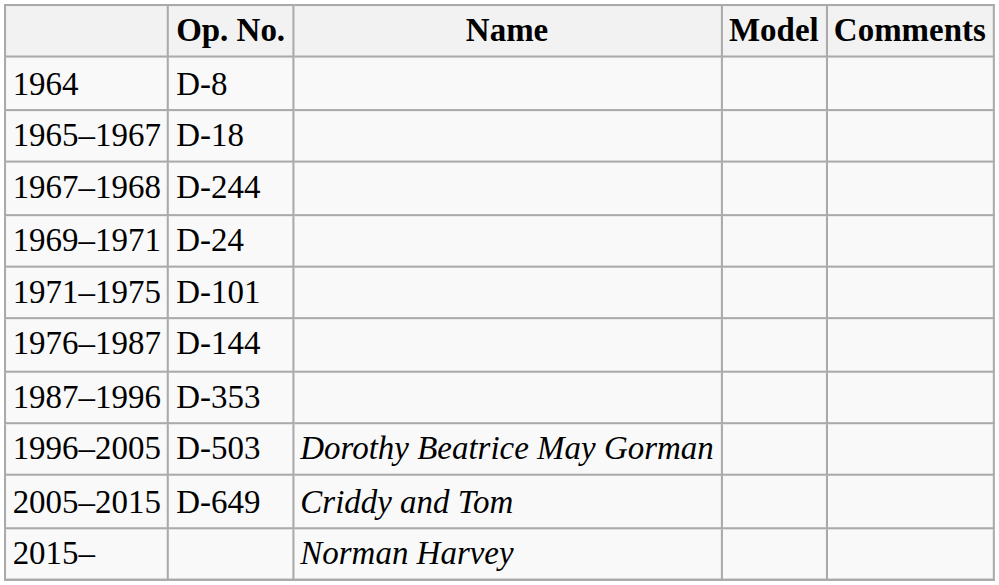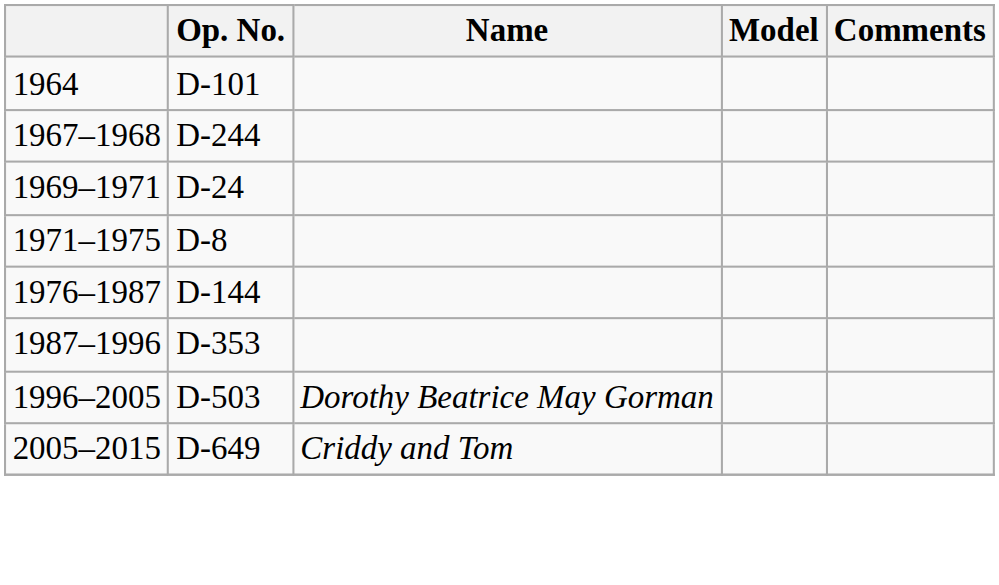(202, 82) D-8 -> (218, 82) D-101
- row: (87, 135)
(218, 291) D-101 -> (202, 239) D-8
- row: (54, 553)
